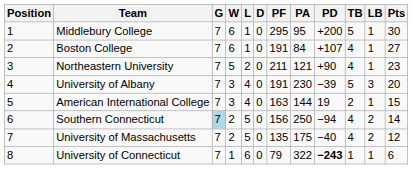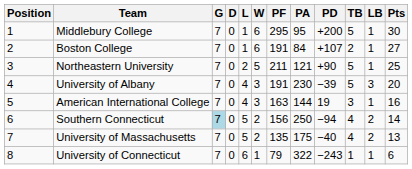columns swapped: (234, 13) <-> (260, 13)
(351, 48) 4 -> (351, 48) 2
(351, 66) 4 -> (351, 66) 5
(394, 66) 23 -> (394, 66) 25
(351, 102) 2 -> (351, 102) 3
(394, 102) 15 -> (394, 102) 16
(394, 137) 12 -> (394, 137) 13
(330, 155) bold -> (330, 155) normal
